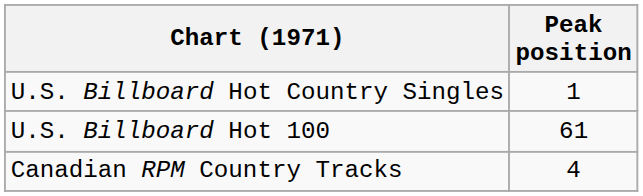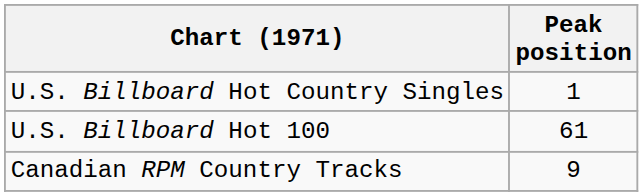(574, 171) 4 -> (574, 171) 9
